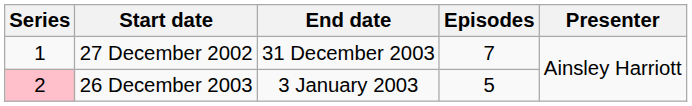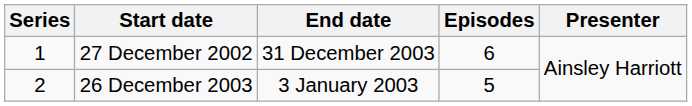(489, 52) 7 -> (489, 52) 6
(40, 85) pink background -> (40, 85) no background
